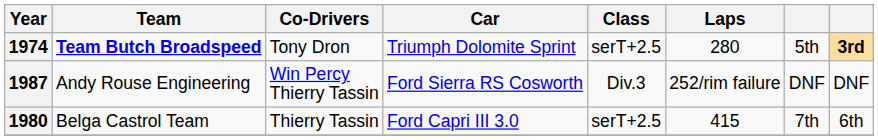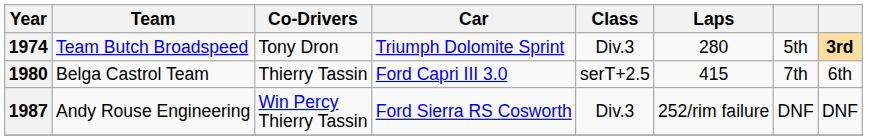(159, 47) bold -> (152, 47) normal
(626, 47) serT+2.5 -> (615, 47) Div.3
rows swapped: (28, 122) <-> (28, 84)
